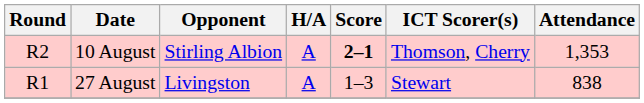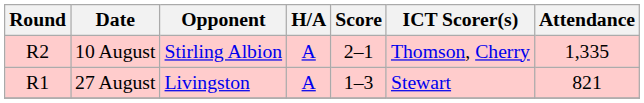(359, 51) bold -> (359, 51) normal
(587, 51) 1,353 -> (587, 51) 1,335
(587, 82) 838 -> (587, 82) 821
